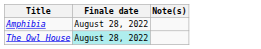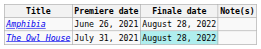+ column: (106, 11)
